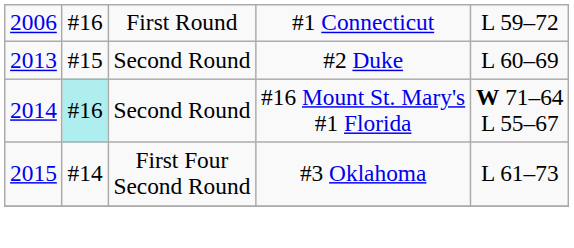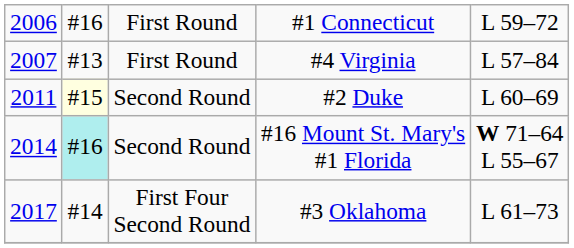+ row: (363, 60)
(33, 60) 2013 -> (33, 97) 2011
(85, 60) no background -> (85, 97) lightyellow background
(33, 173) 2015 -> (33, 210) 2017
